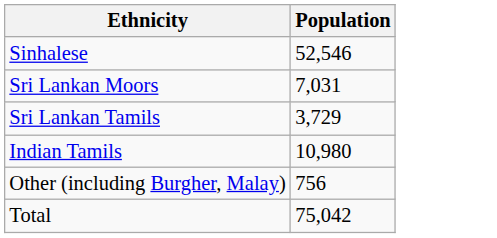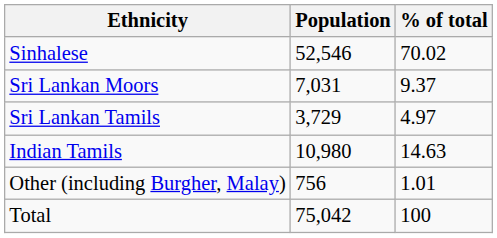+ column: (444, 20)
